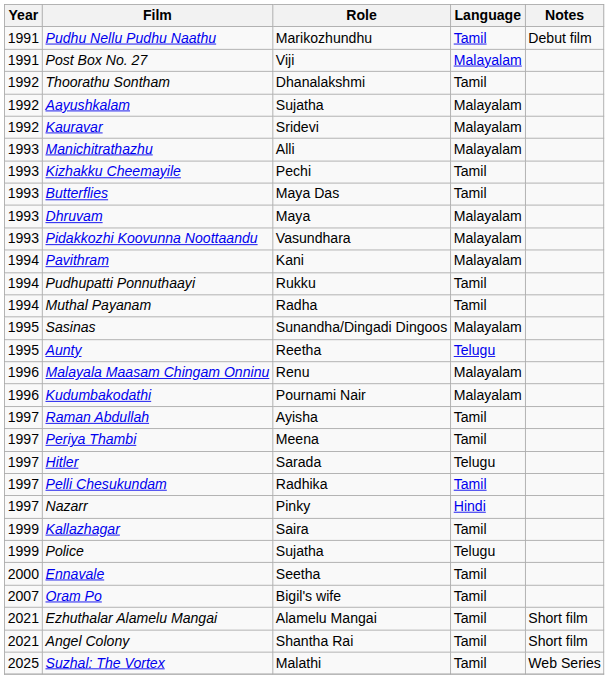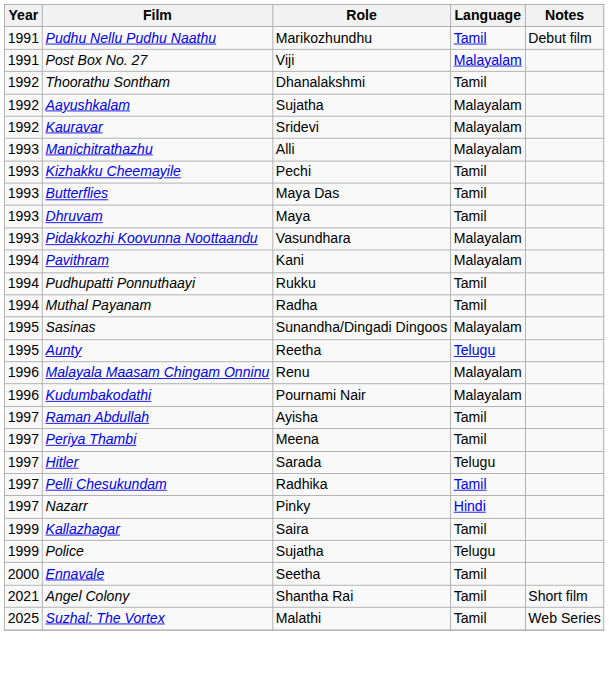(488, 216) Malayalam -> (470, 216) Tamil
- row: (74, 596)
- row: (131, 618)
